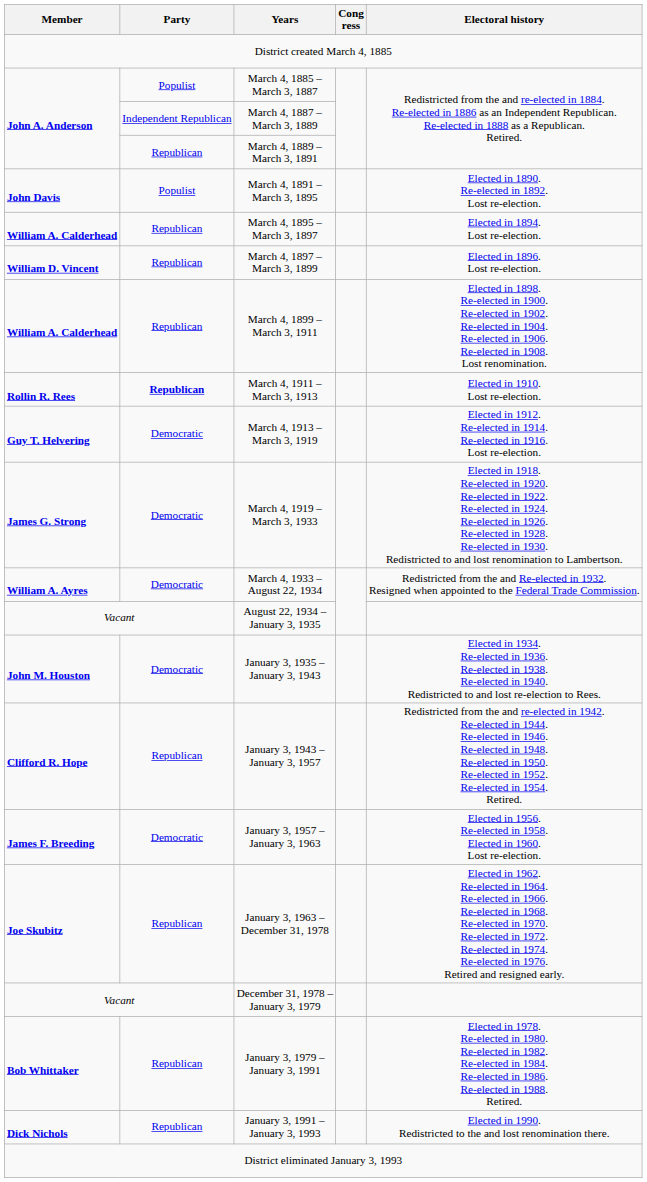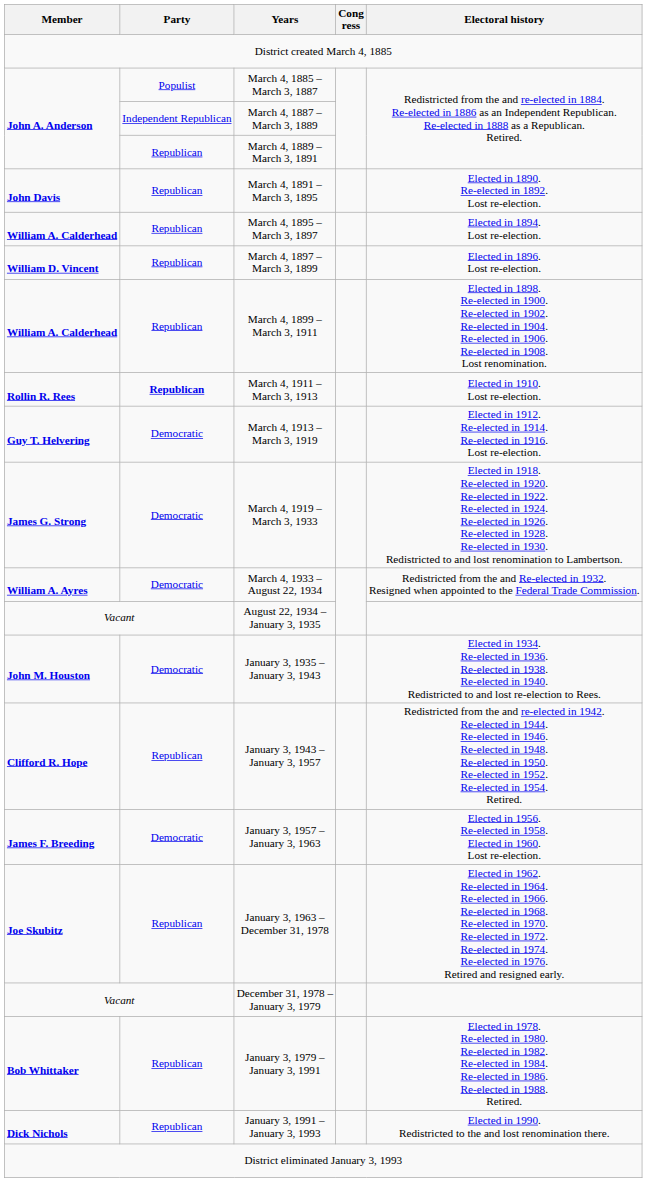(177, 190) Populist -> (177, 190) Republican
